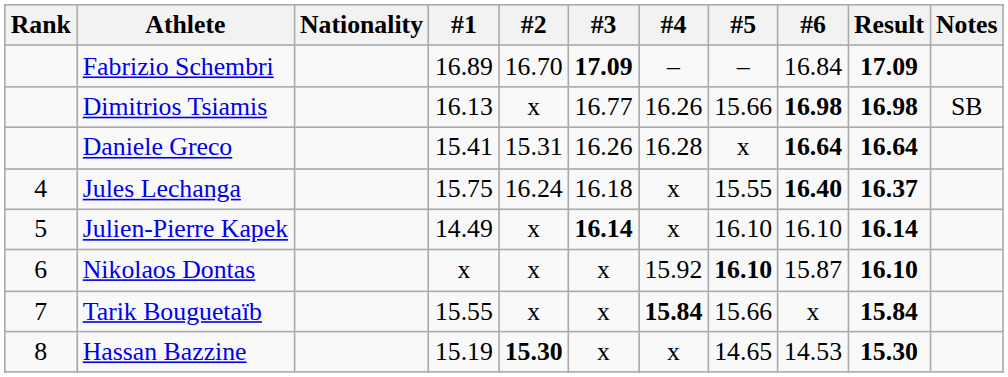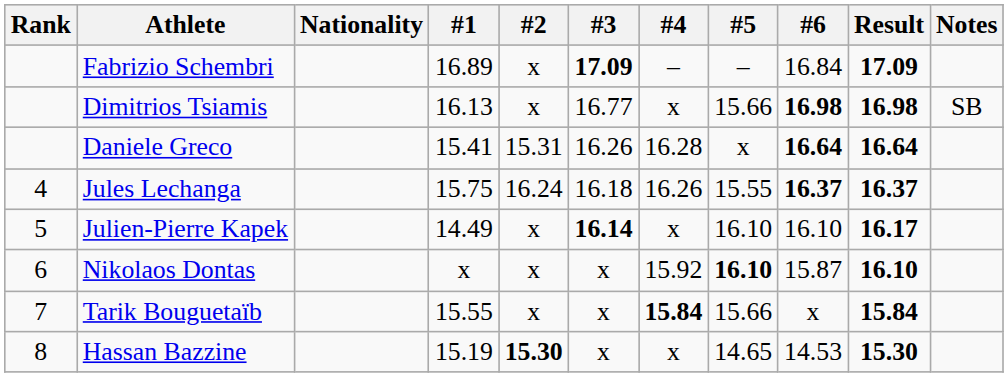(534, 65) 16.70 -> (534, 65) x
(673, 106) 16.26 -> (673, 106) x
(673, 188) x -> (673, 188) 16.26
(813, 188) 16.40 -> (813, 188) 16.37
(889, 229) 16.14 -> (889, 229) 16.17
